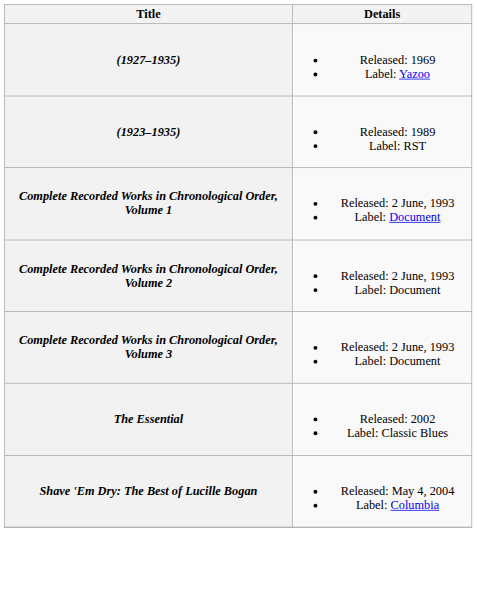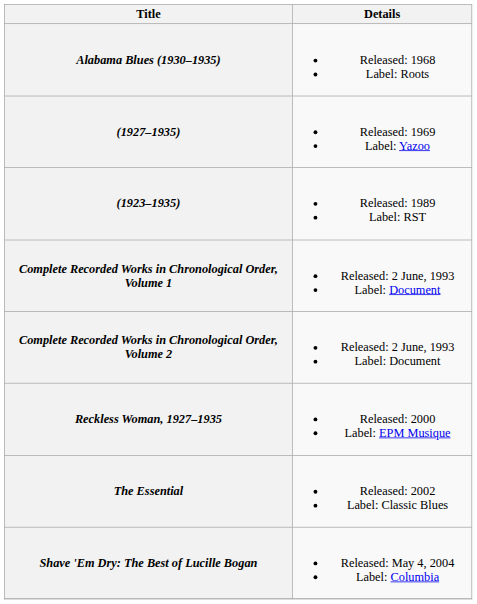+ row: (148, 59)
- row: (148, 347)
+ row: (148, 419)
